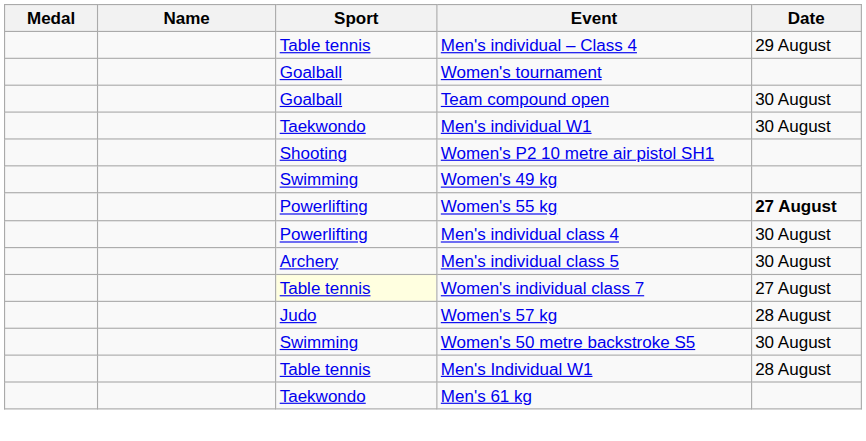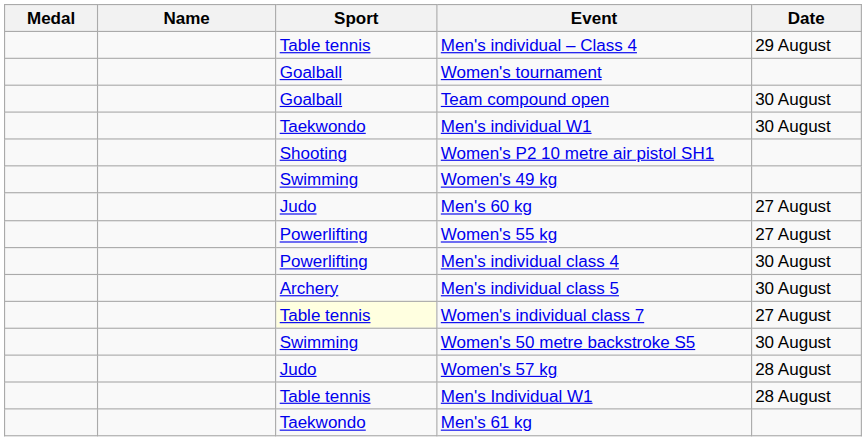+ row: (486, 207)
(796, 207) bold -> (793, 234) normal
rows swapped: (499, 315) <-> (568, 342)
